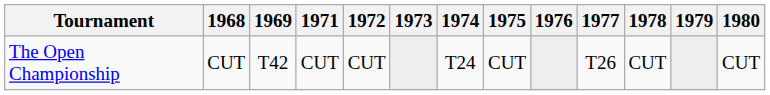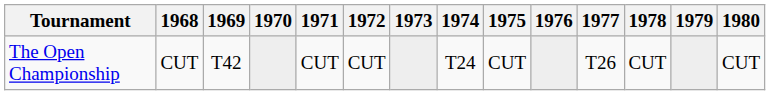+ column: (273, 20)
